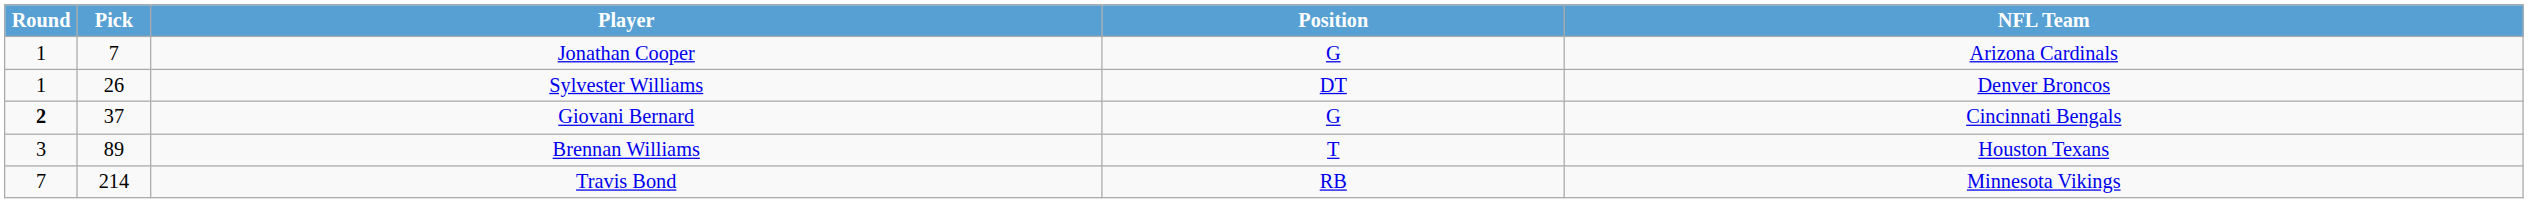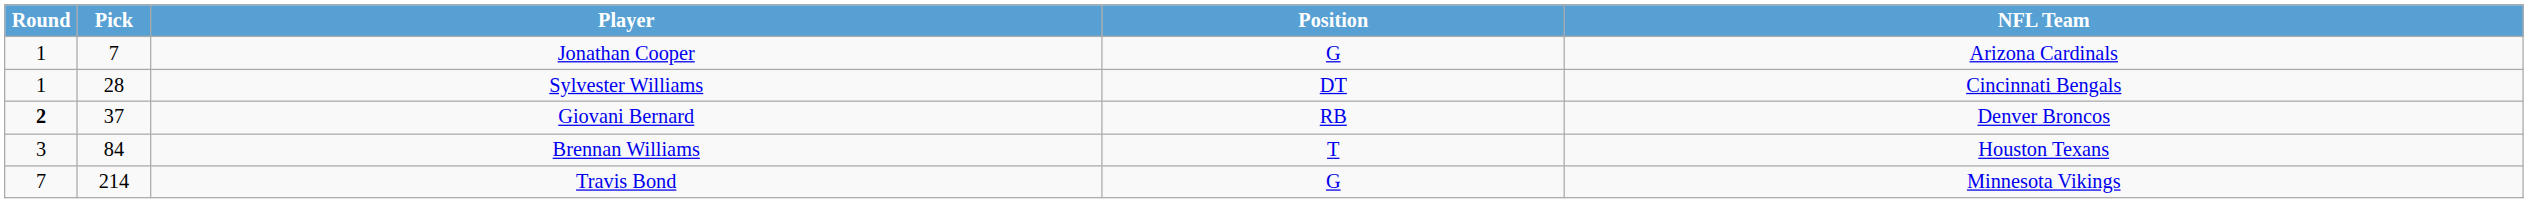(114, 85) 26 -> (114, 85) 28
(2044, 85) Denver Broncos -> (2044, 85) Cincinnati Bengals
(1333, 117) G -> (1333, 117) RB
(2044, 117) Cincinnati Bengals -> (2044, 117) Denver Broncos
(114, 149) 89 -> (114, 149) 84
(1333, 181) RB -> (1333, 181) G
